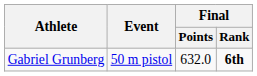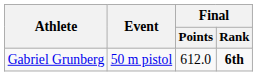(196, 60) 632.0 -> (196, 60) 612.0
